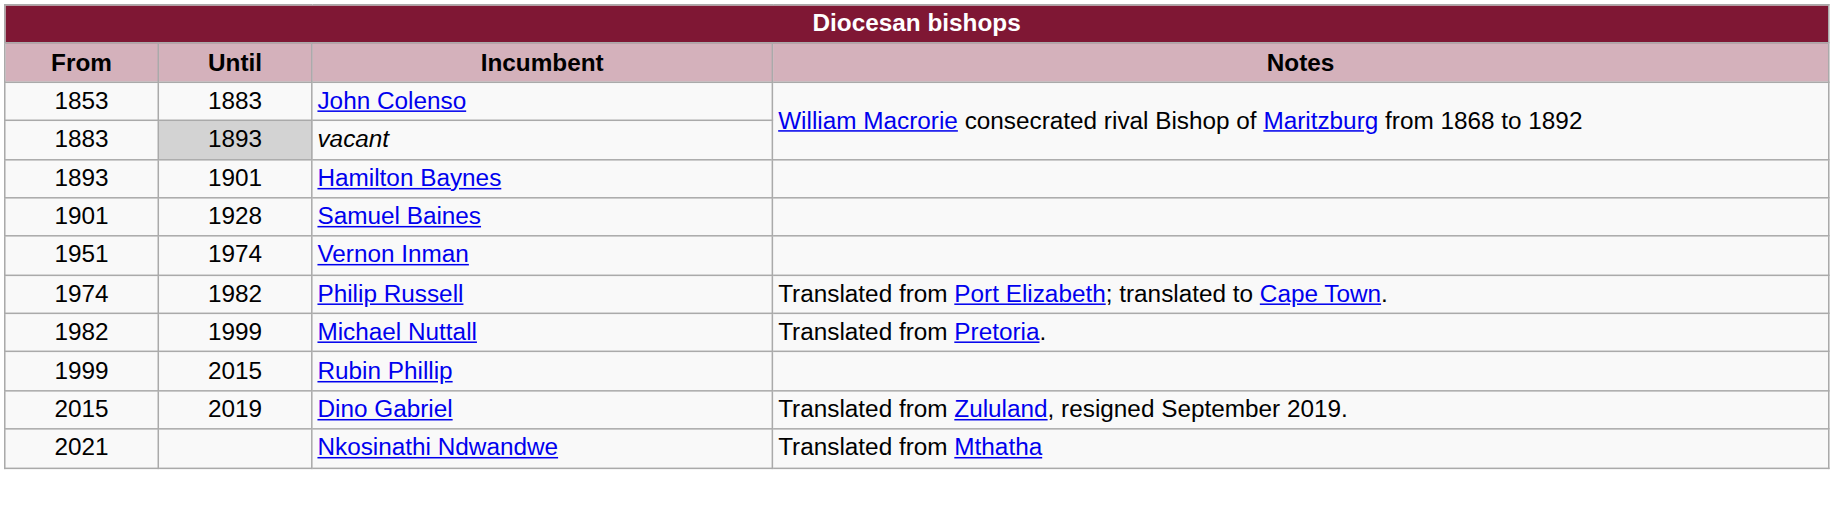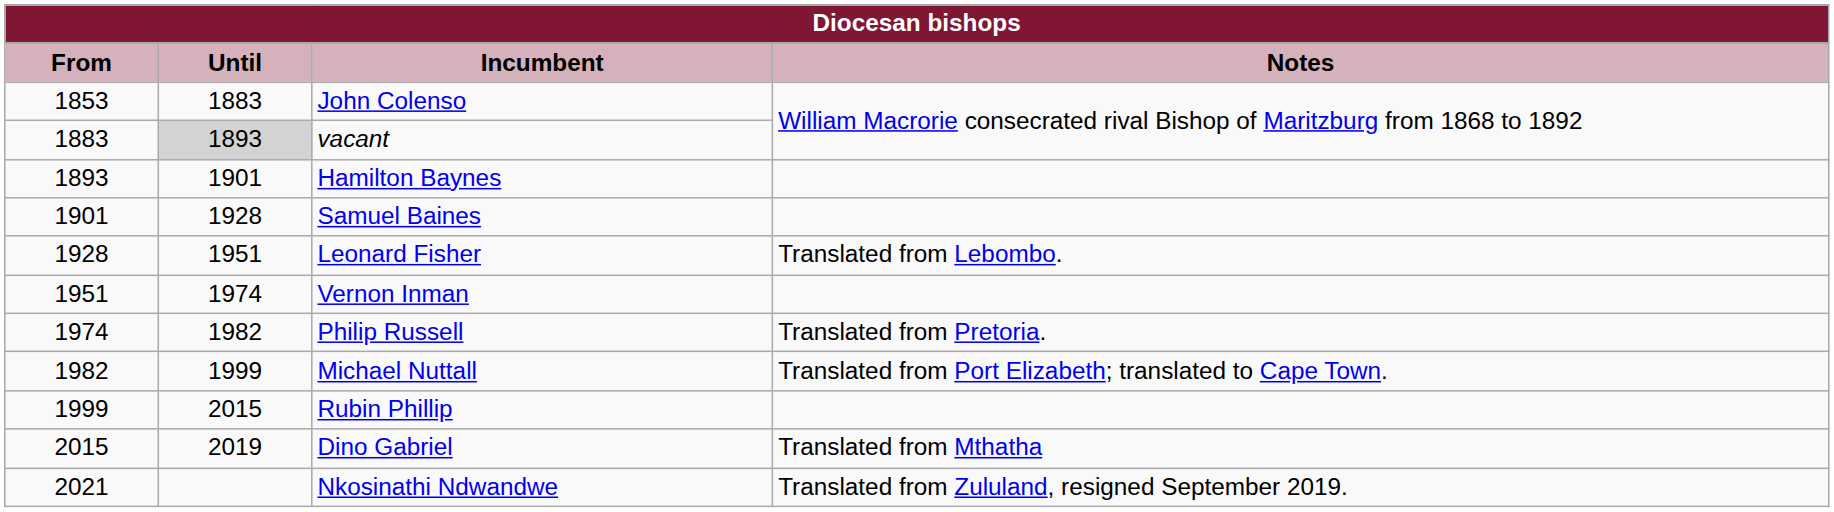+ row: (399, 255)
(1083, 293) Translated from Port Elizabeth; translated to Cape Town. -> (912, 332) Translated from Pretoria.
(912, 332) Translated from Pretoria. -> (1083, 370) Translated from Port Elizabeth; translated to Cape Town.
(1063, 409) Translated from Zululand, resigned September 2019. -> (910, 448) Translated from Mthatha
(910, 448) Translated from Mthatha -> (1063, 486) Translated from Zululand, resigned September 2019.
